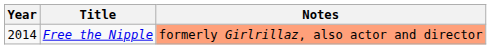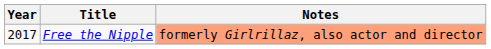(22, 34) 2014 -> (22, 34) 2017
